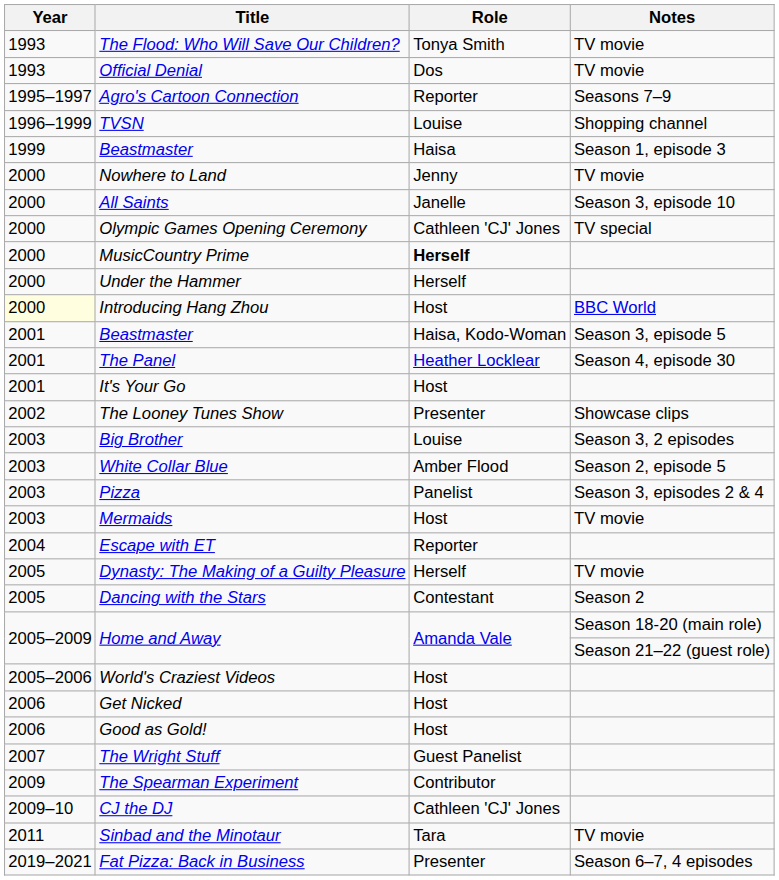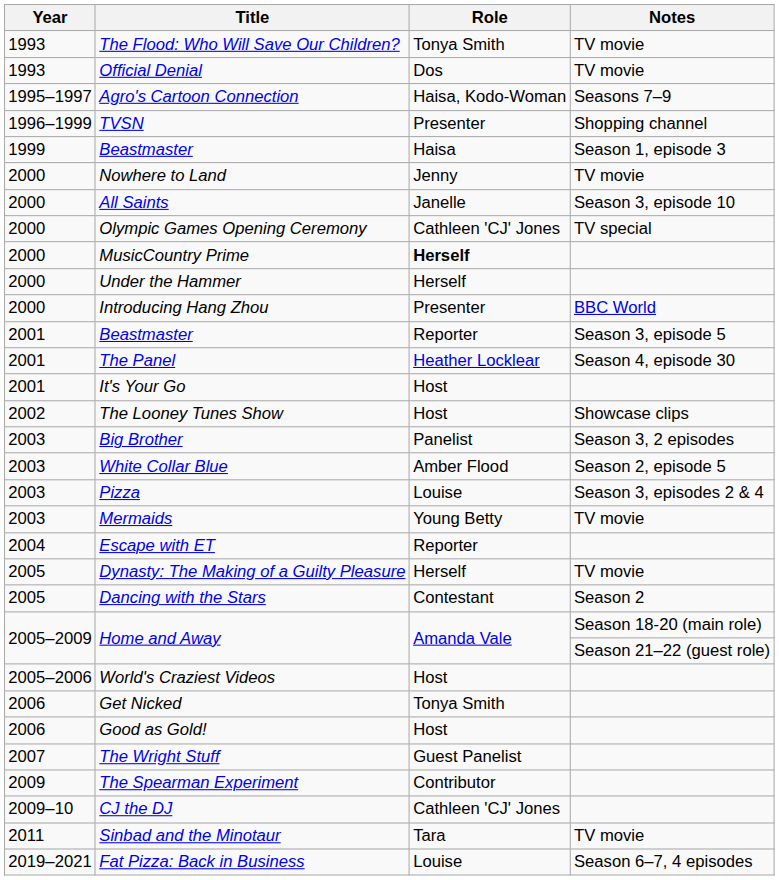(445, 96) Reporter -> (490, 96) Haisa, Kodo-Woman
(438, 123) Louise -> (449, 123) Presenter
(27, 307) lightyellow background -> (27, 307) no background
(430, 307) Host -> (449, 307) Presenter
(490, 334) Haisa, Kodo-Woman -> (445, 334) Reporter
(449, 413) Presenter -> (430, 413) Host
(438, 439) Louise -> (443, 439) Panelist
(443, 492) Panelist -> (438, 492) Louise
(430, 519) Host -> (458, 519) Young Betty
(430, 703) Host -> (459, 703) Tonya Smith
(449, 862) Presenter -> (438, 862) Louise
